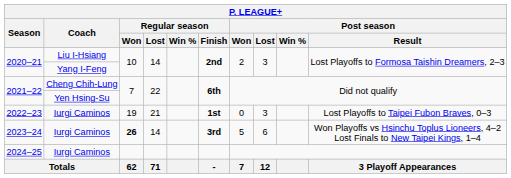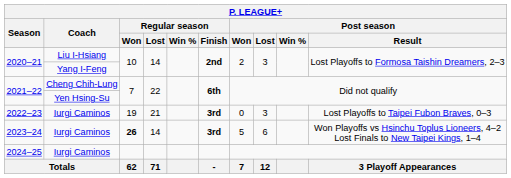(214, 113) 1st -> (214, 113) 3rd
